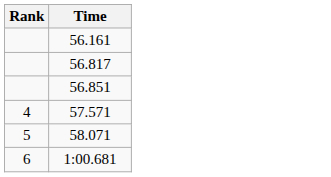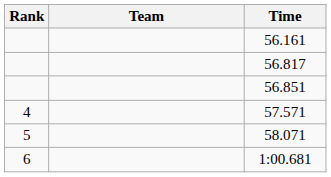+ column: (146, 16)
